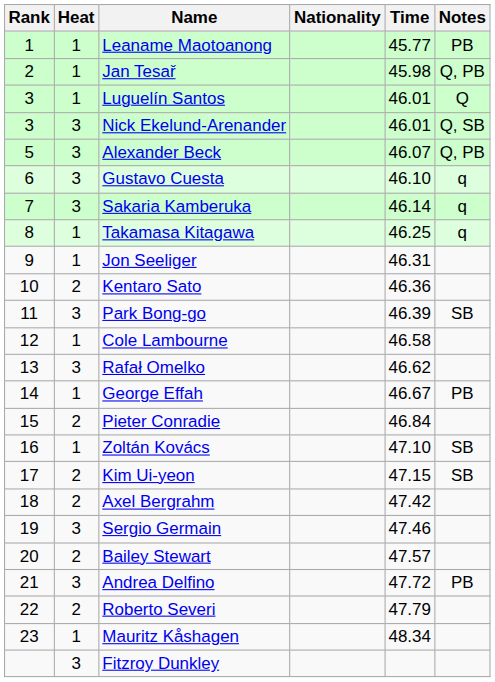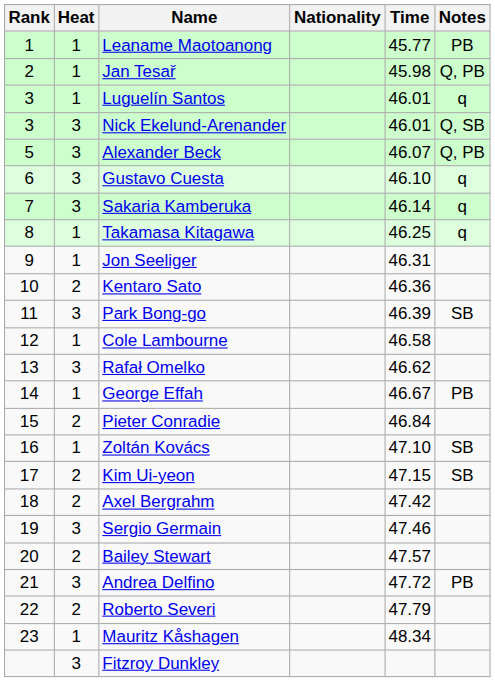(462, 98) Q -> (462, 98) q
